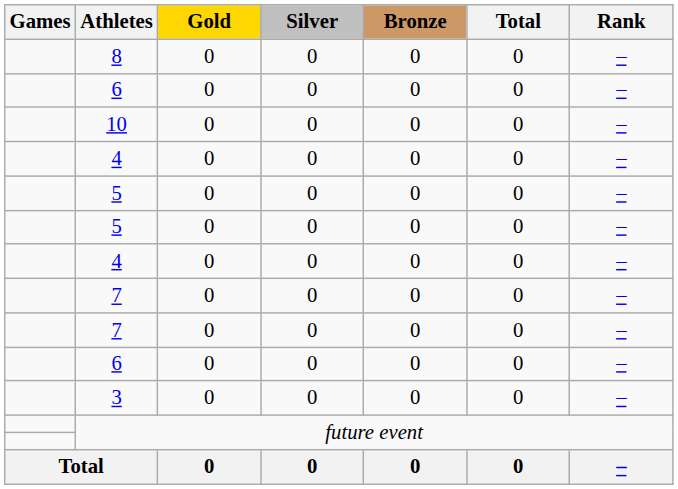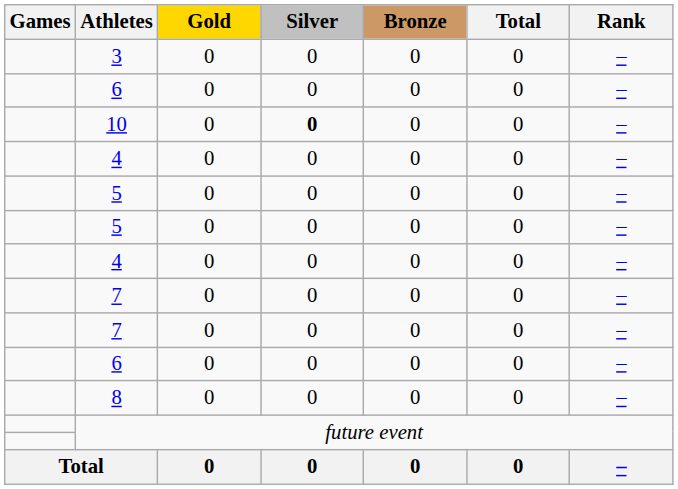rows swapped: (117, 398) <-> (117, 56)
(312, 124) normal -> (312, 124) bold
